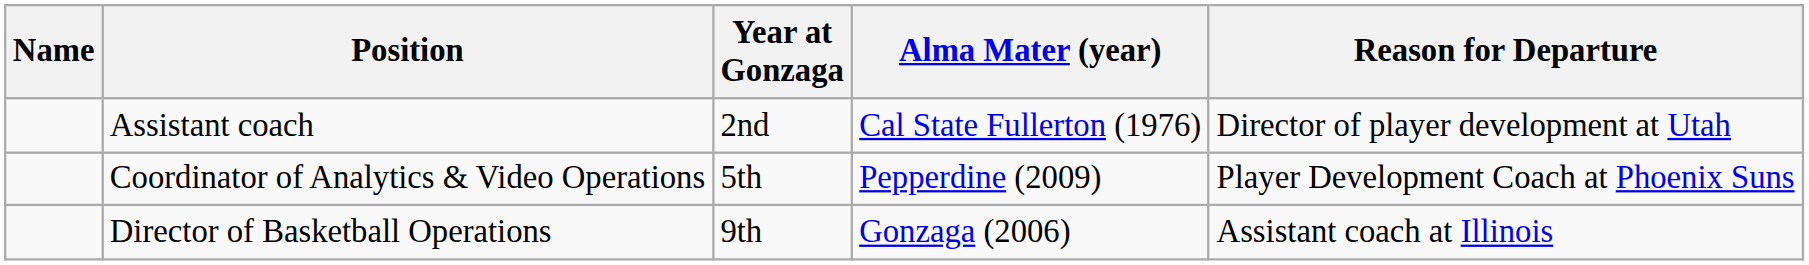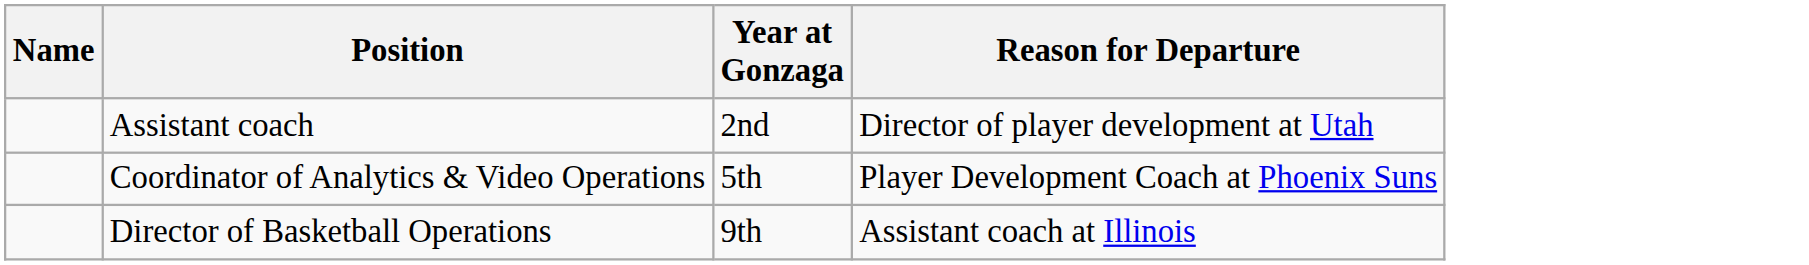- column: (1030, 51)
